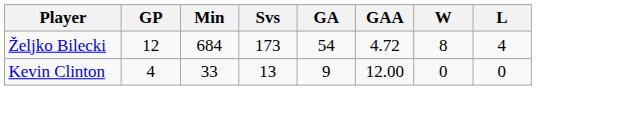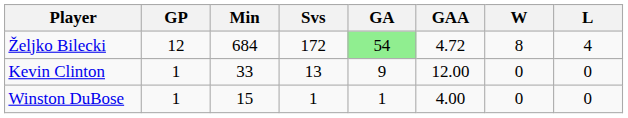(268, 44) 173 -> (313, 44) 172
(326, 44) no background -> (382, 44) lightgreen background
(151, 71) 4 -> (176, 71) 1
+ row: (66, 98)
